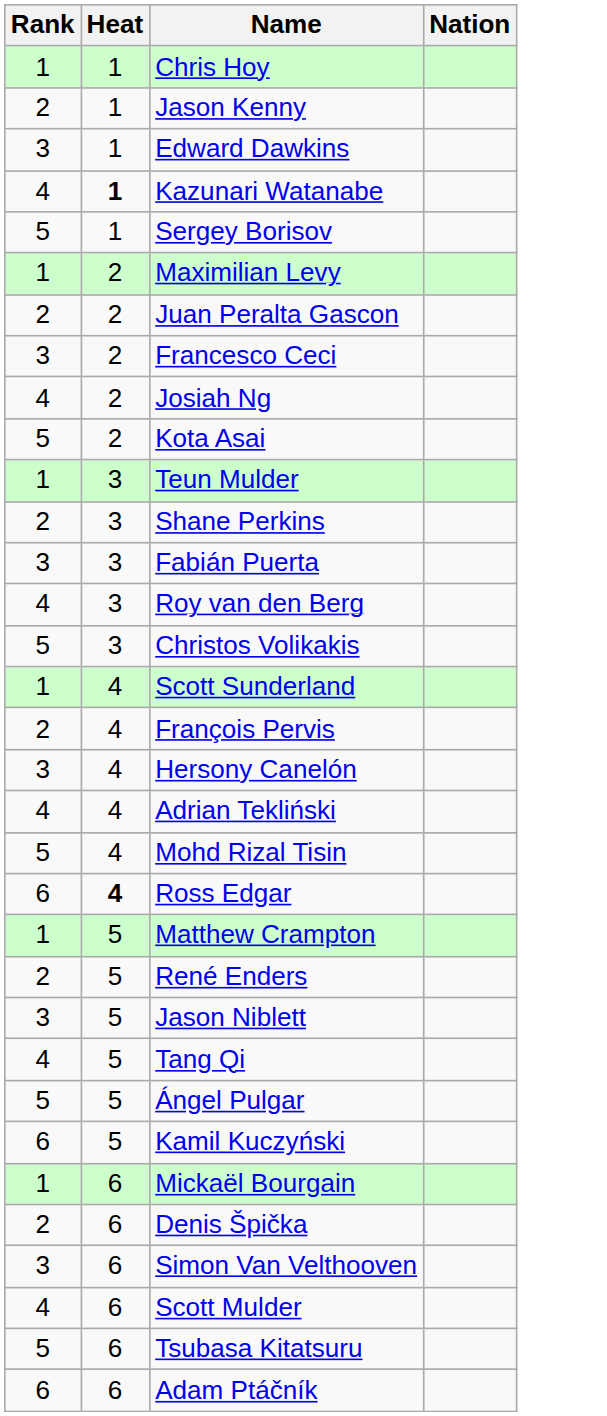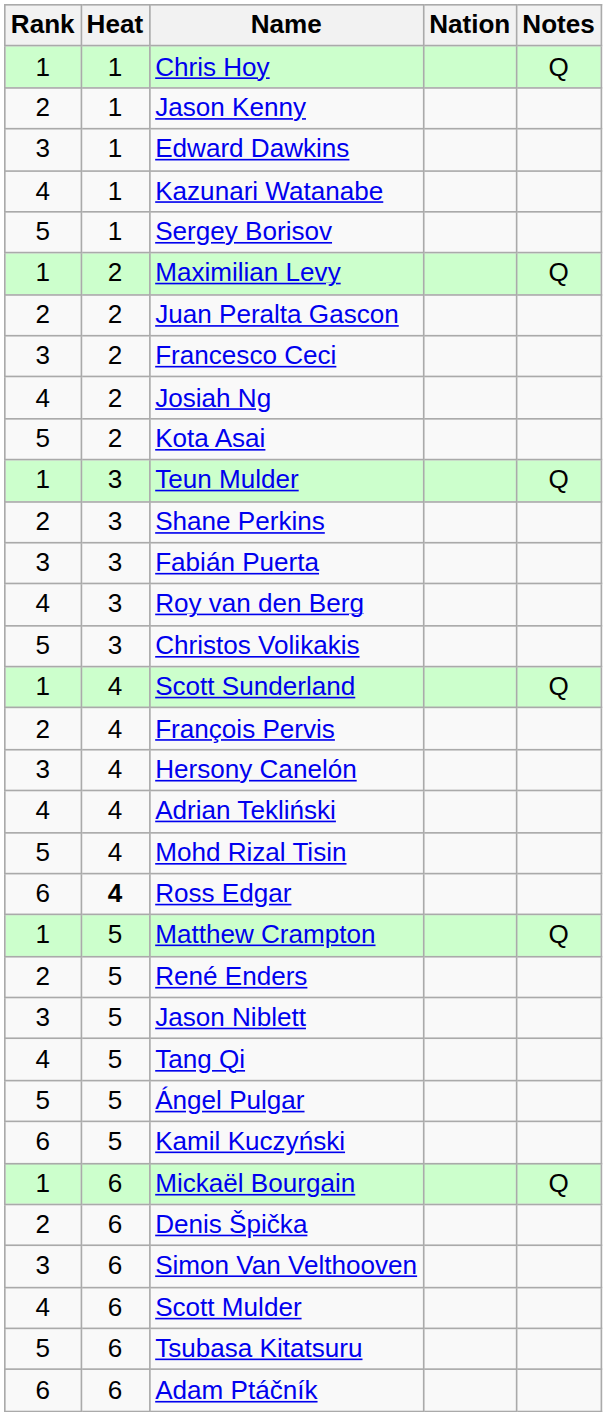+ column: (559, 25)
(115, 190) bold -> (115, 190) normal
